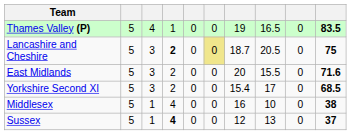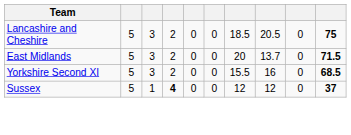- row: (48, 28)
(173, 50) bold -> (173, 34) normal
(214, 50) khaki background -> (214, 34) no background
(240, 50) 18.7 -> (240, 34) 18.5
(270, 72) 15.5 -> (270, 56) 13.7
(331, 72) 71.6 -> (331, 56) 71.5
(240, 89) 15.4 -> (240, 72) 15.5
(270, 89) 17 -> (270, 72) 16
- row: (30, 105)
(270, 121) 13 -> (270, 89) 12
